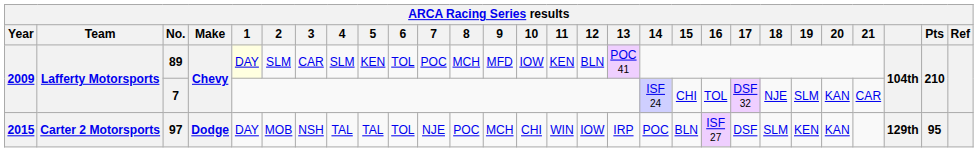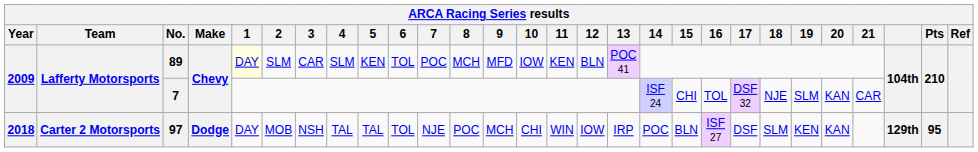(21, 130) 2015 -> (21, 130) 2018
